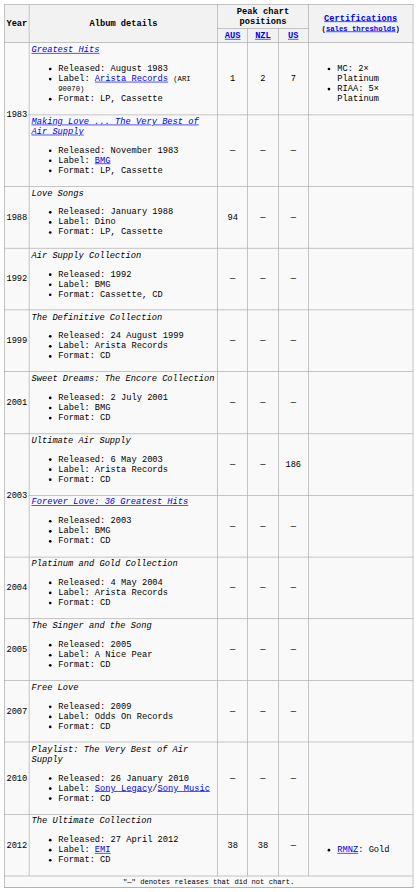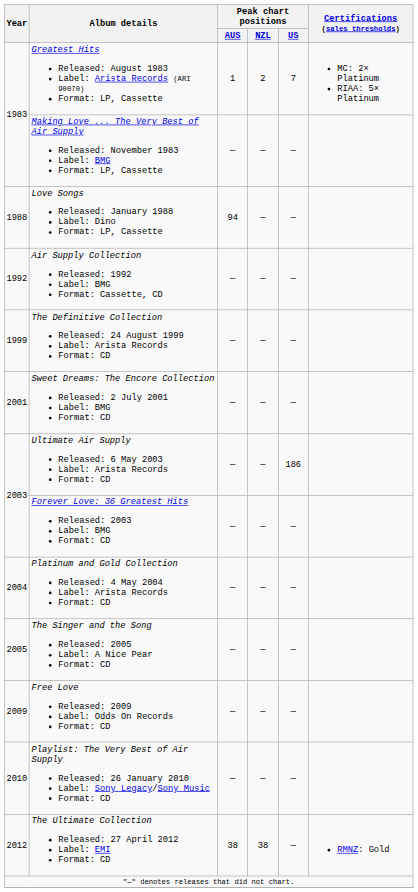(17, 711) 2007 -> (17, 711) 2009
